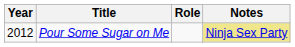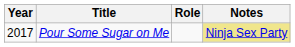(20, 32) 2012 -> (20, 32) 2017
